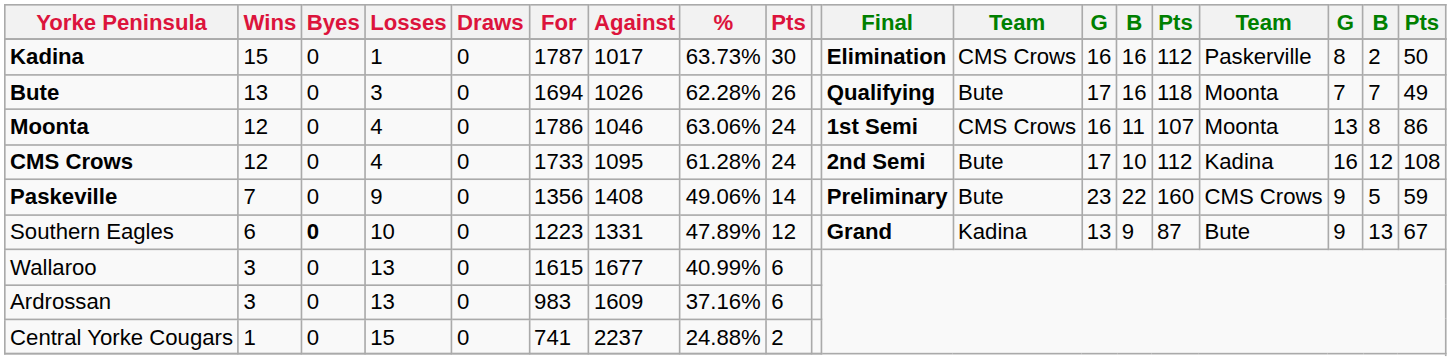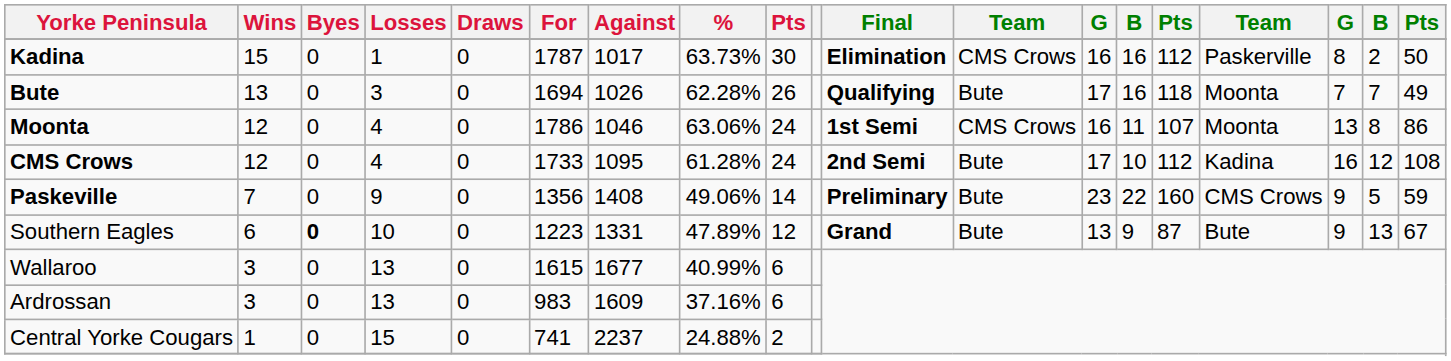(993, 232) Kadina -> (981, 232) Bute
